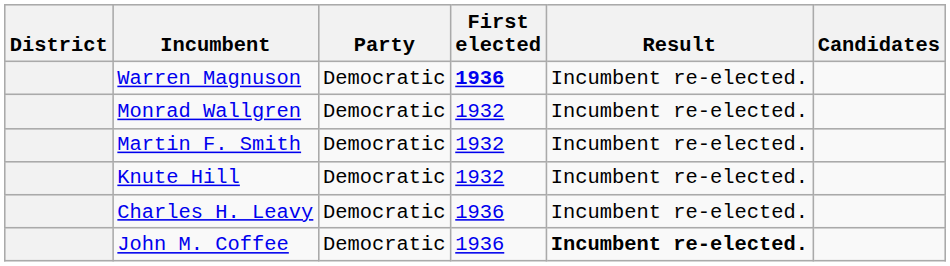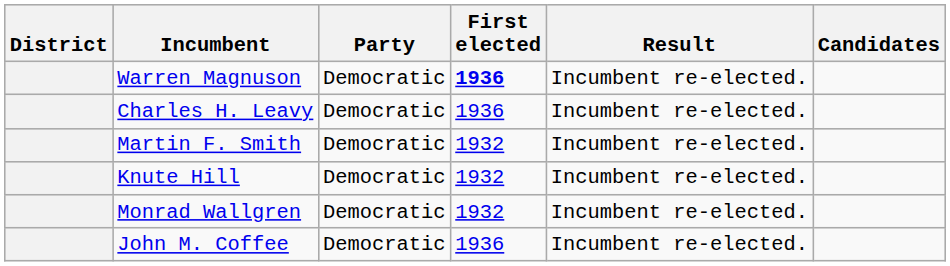rows swapped: (209, 111) <-> (215, 211)
(679, 245) bold -> (679, 245) normal
